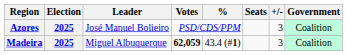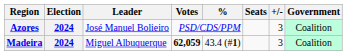(64, 27) 2025 -> (64, 27) 2024
(64, 43) 2025 -> (64, 43) 2024
